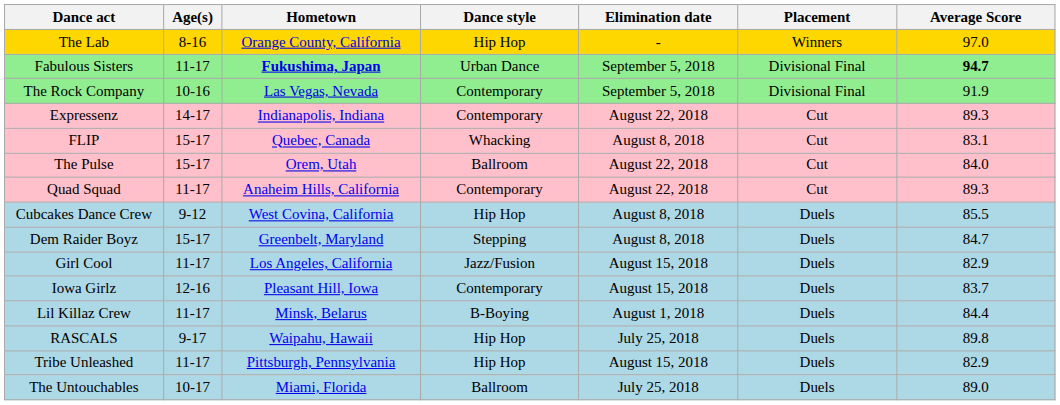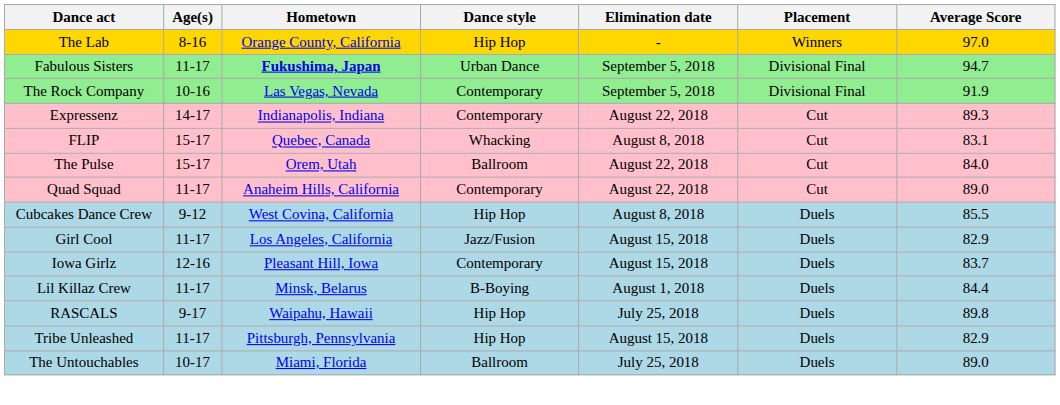(976, 66) bold -> (976, 66) normal
(976, 190) 89.3 -> (976, 190) 89.0
- row: (84, 239)
